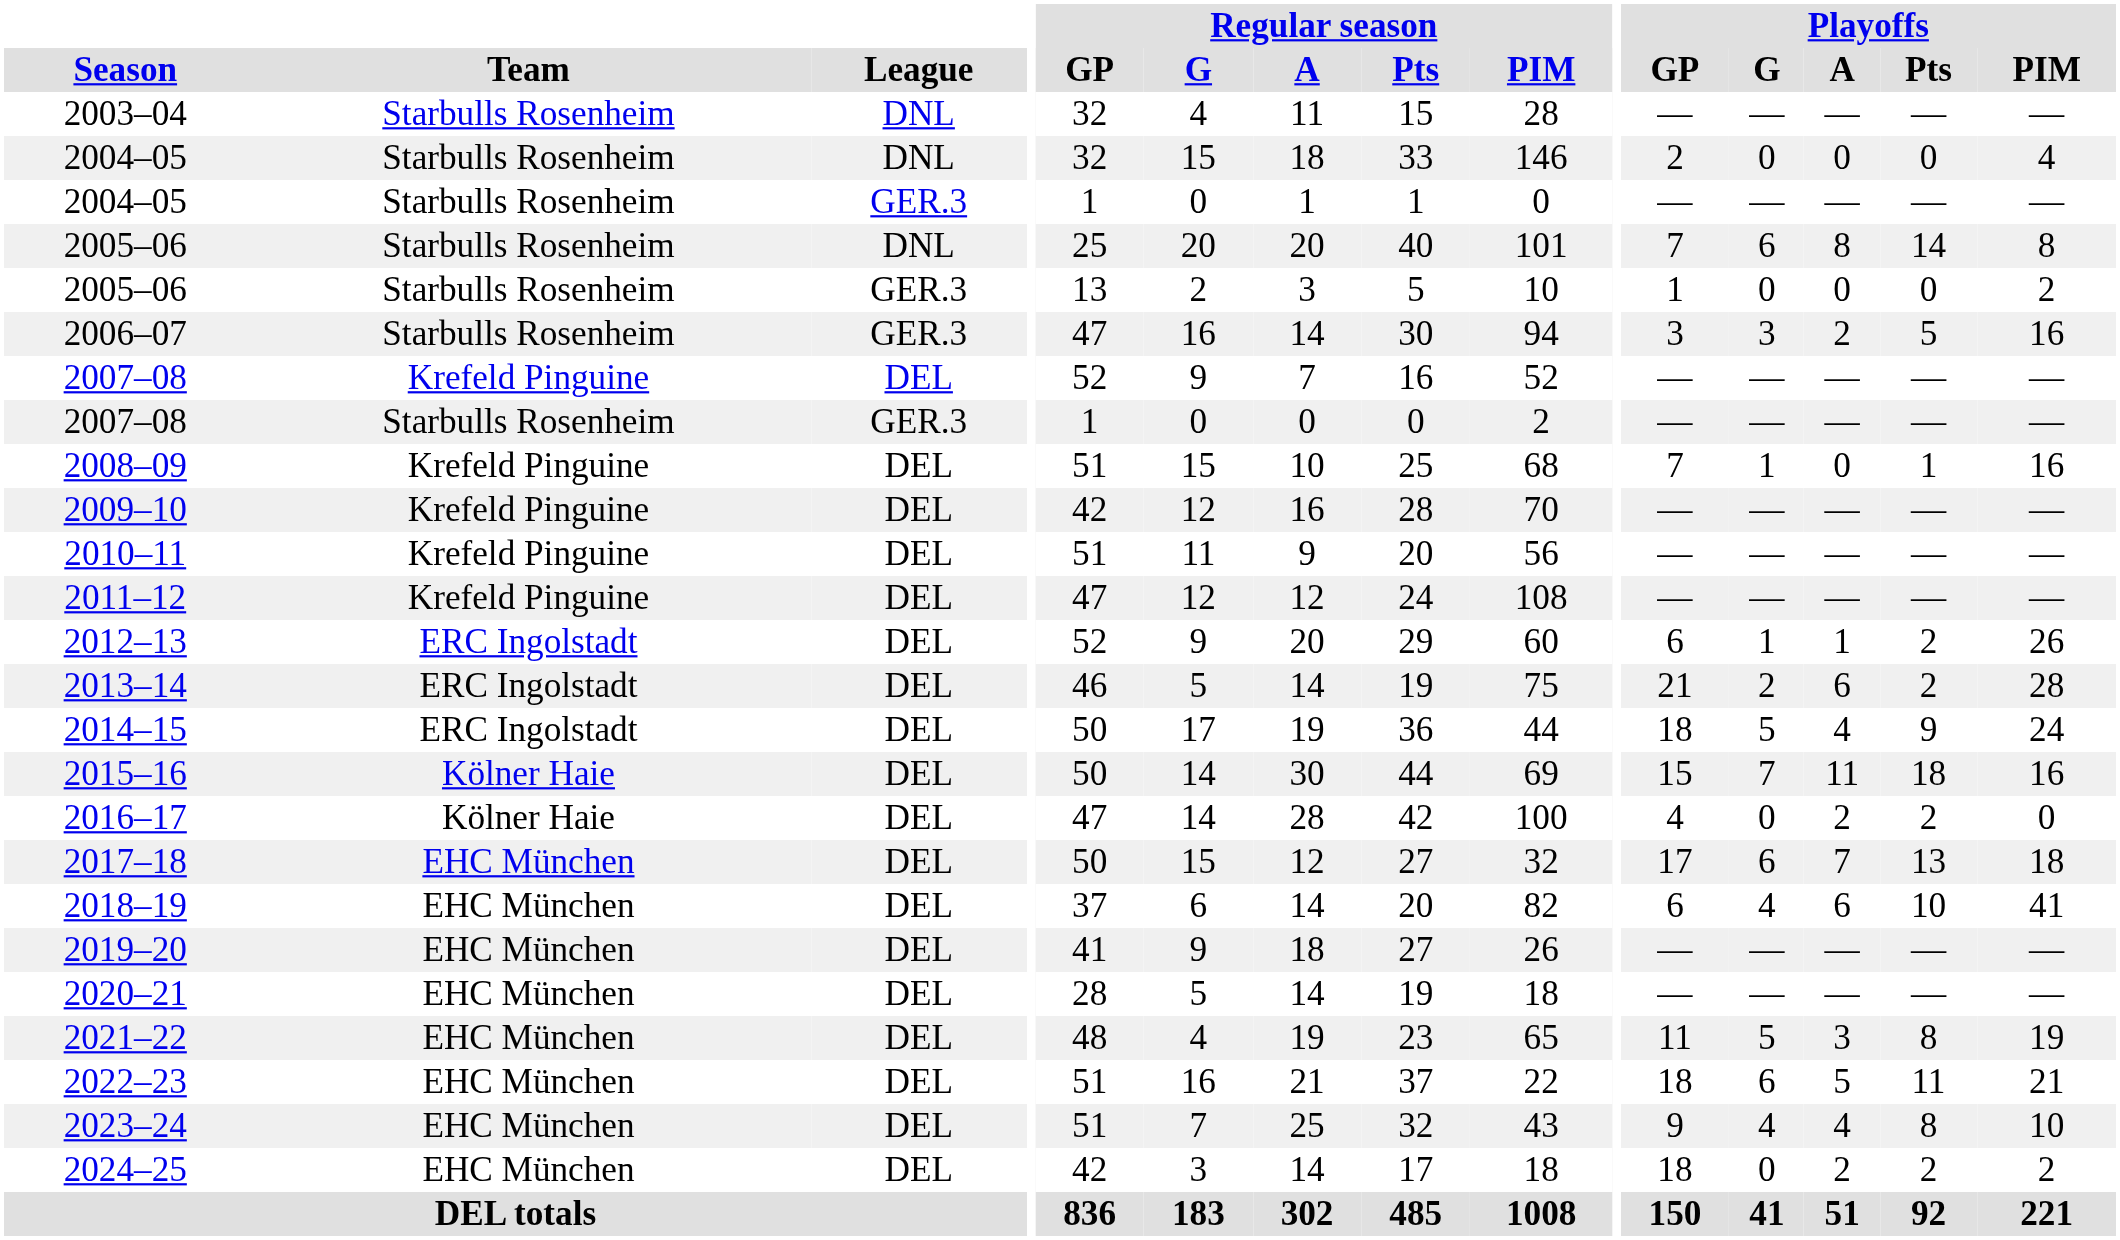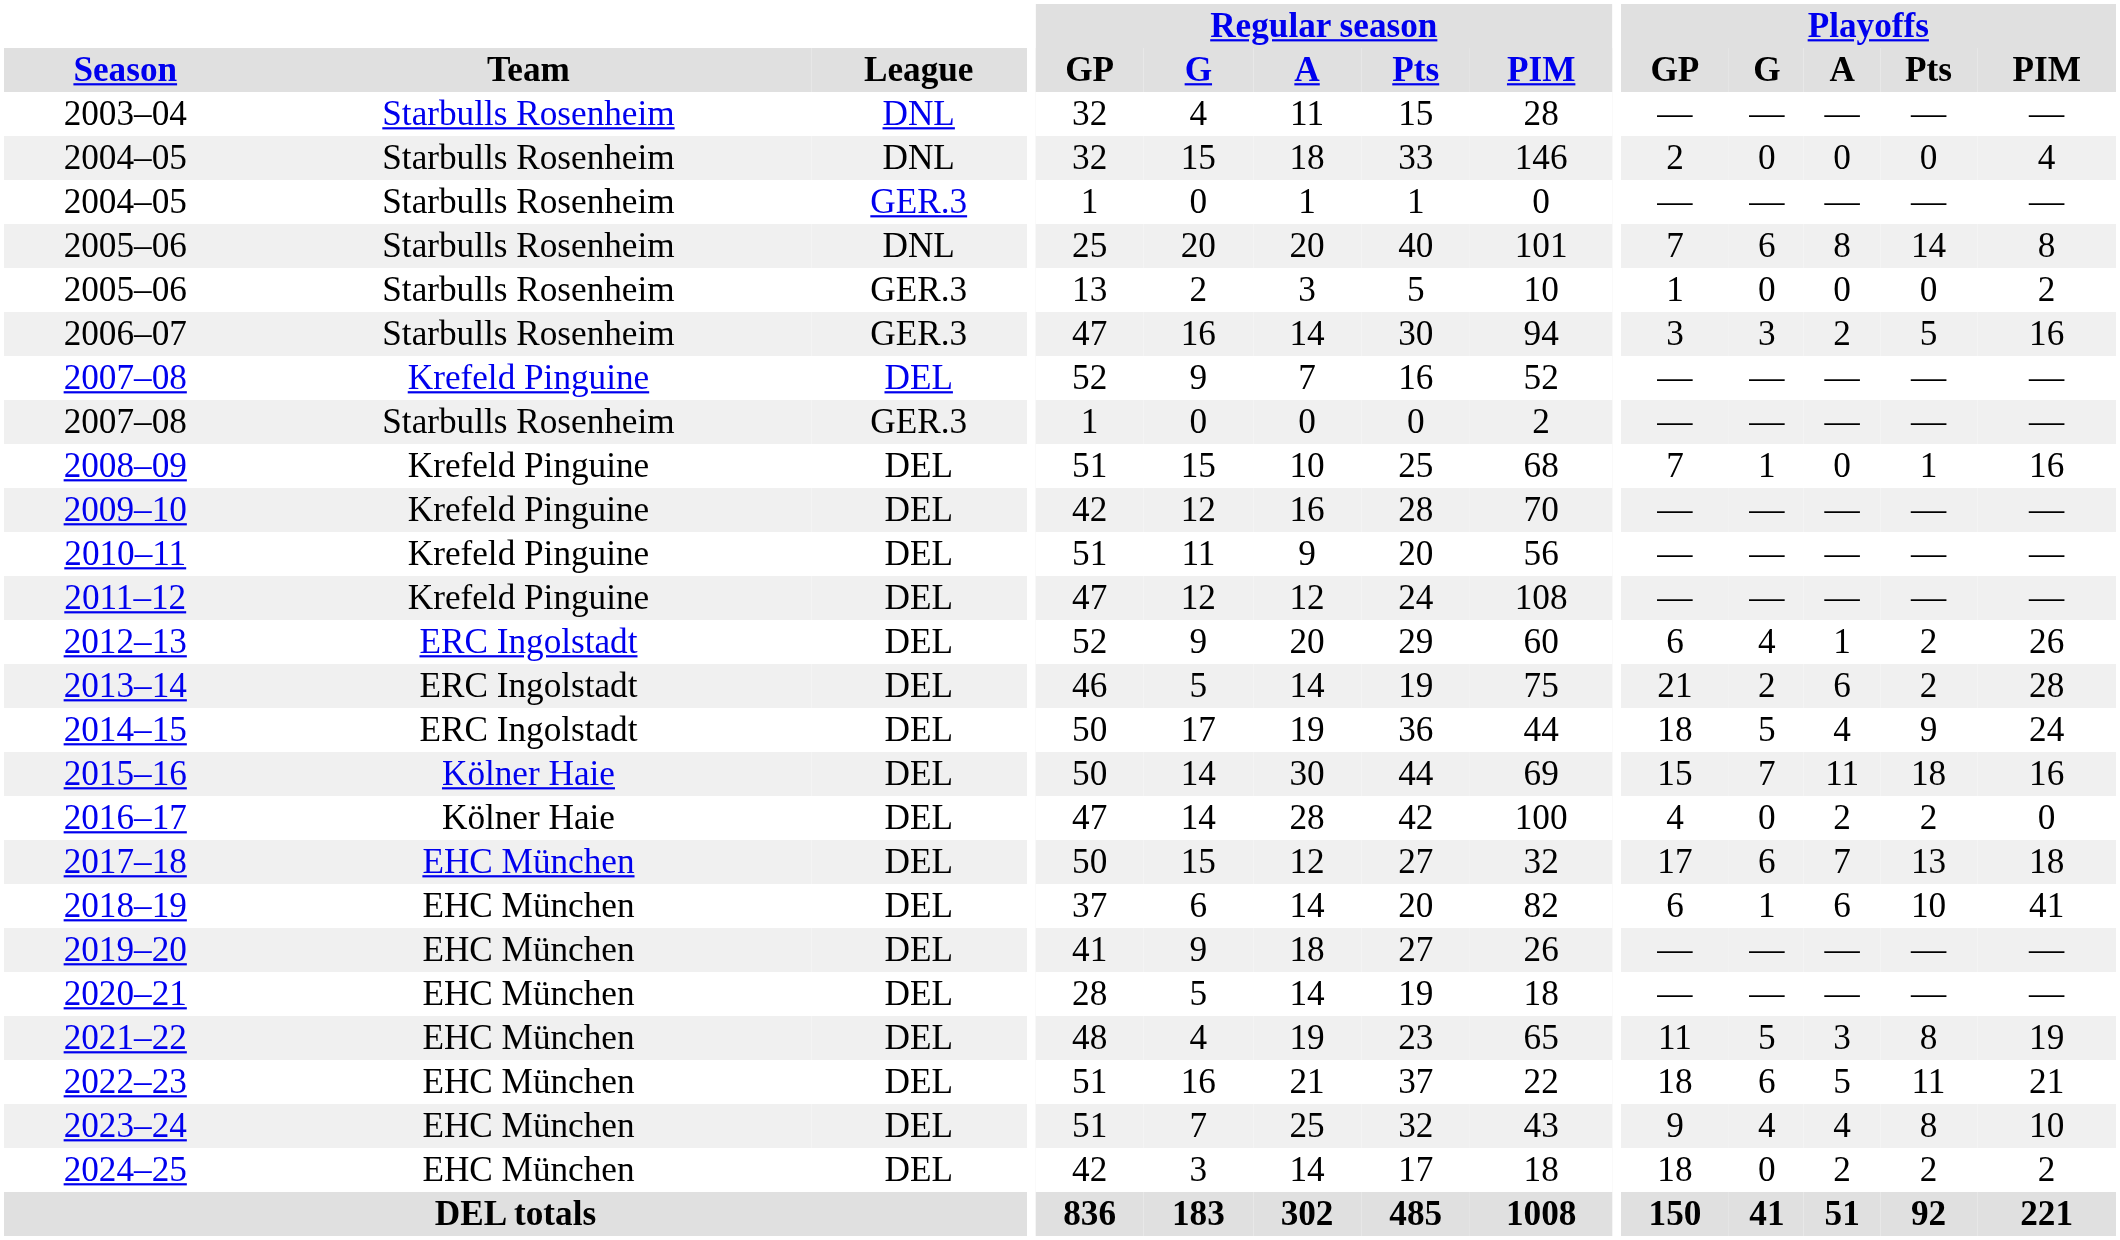(1767, 641) 1 -> (1767, 641) 4
(1767, 905) 4 -> (1767, 905) 1
